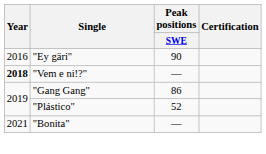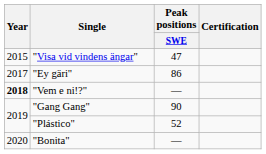+ row: (85, 57)
(17, 57) 2016 -> (17, 73) 2017
(176, 57) 90 -> (176, 73) 86
(176, 90) 86 -> (176, 107) 90
(17, 124) 2021 -> (17, 140) 2020
